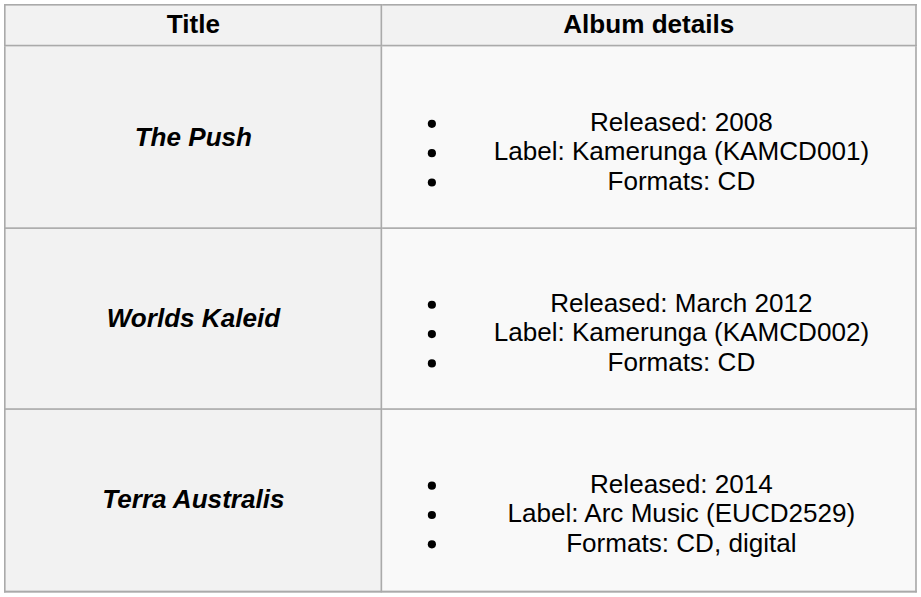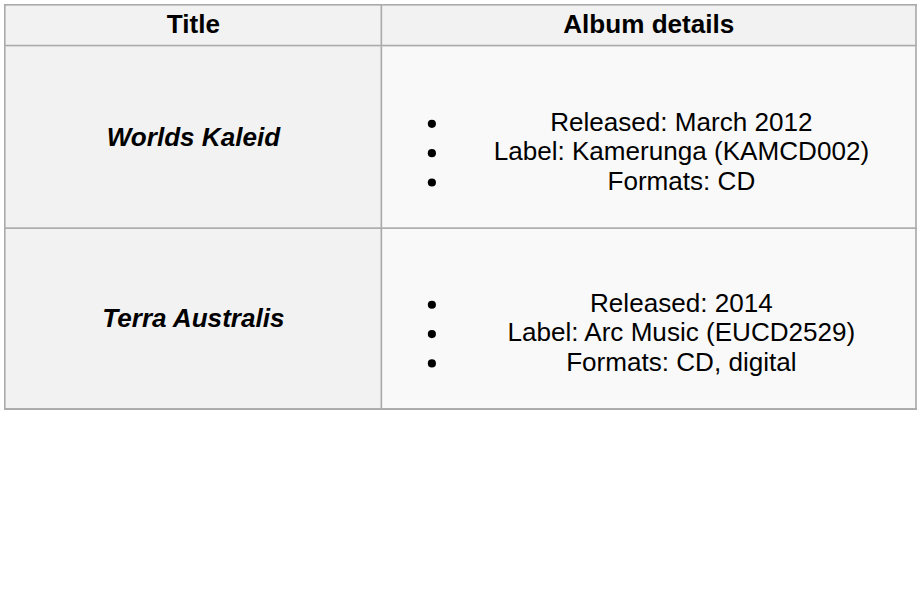- row: (193, 136)
